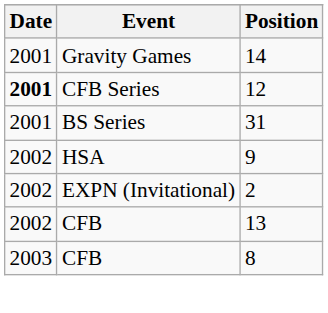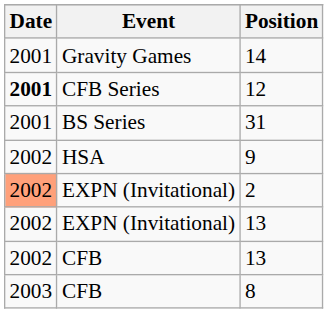(31, 190) no background -> (31, 190) lightsalmon background
+ row: (149, 223)
